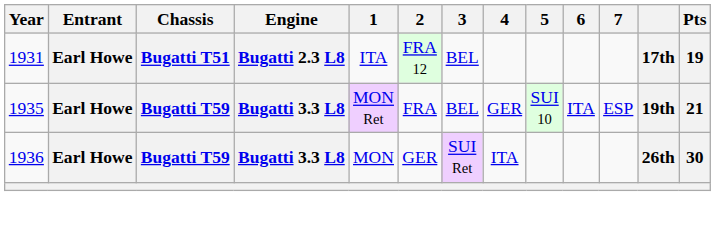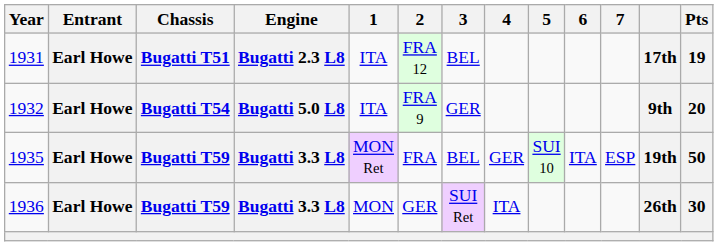+ row: (26, 107)
(695, 107) 21 -> (697, 156) 50
